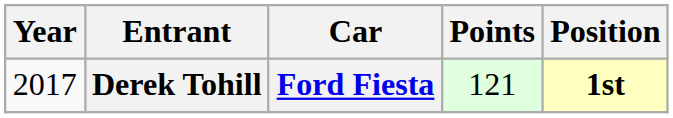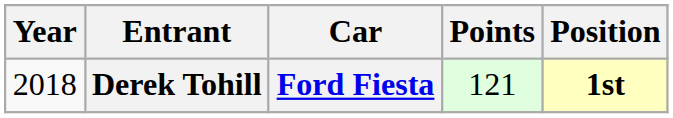(45, 84) 2017 -> (45, 84) 2018
